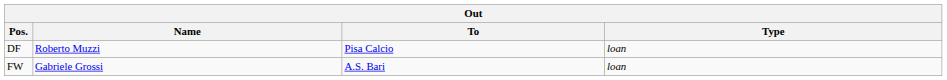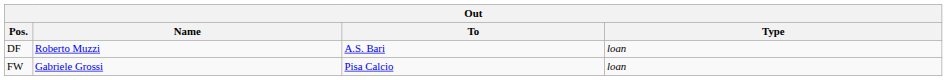(369, 49) Pisa Calcio -> (365, 49) A.S. Bari
(365, 67) A.S. Bari -> (369, 67) Pisa Calcio
